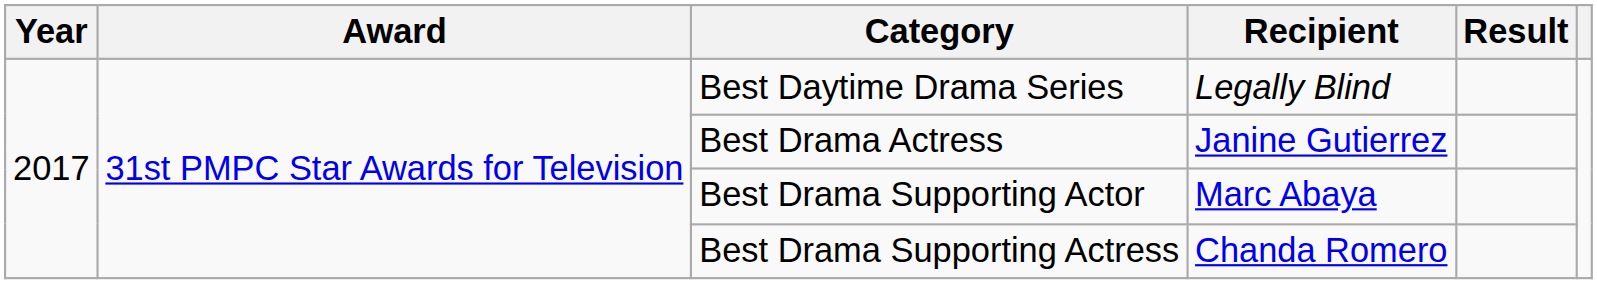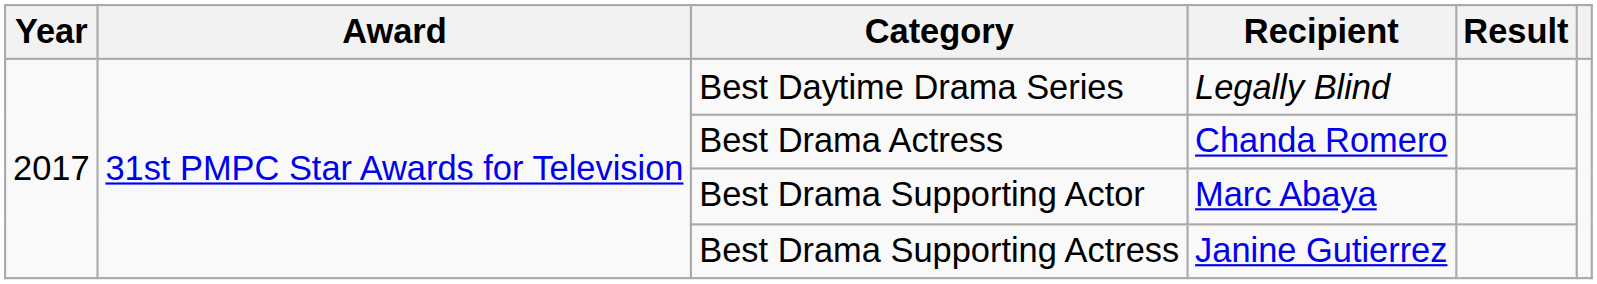(1321, 140) Janine Gutierrez -> (1321, 140) Chanda Romero
(1321, 250) Chanda Romero -> (1321, 250) Janine Gutierrez
